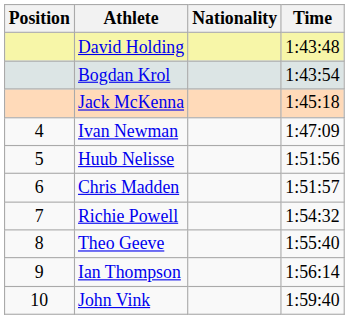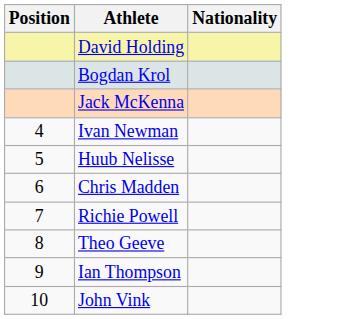- column: (312, 18)
